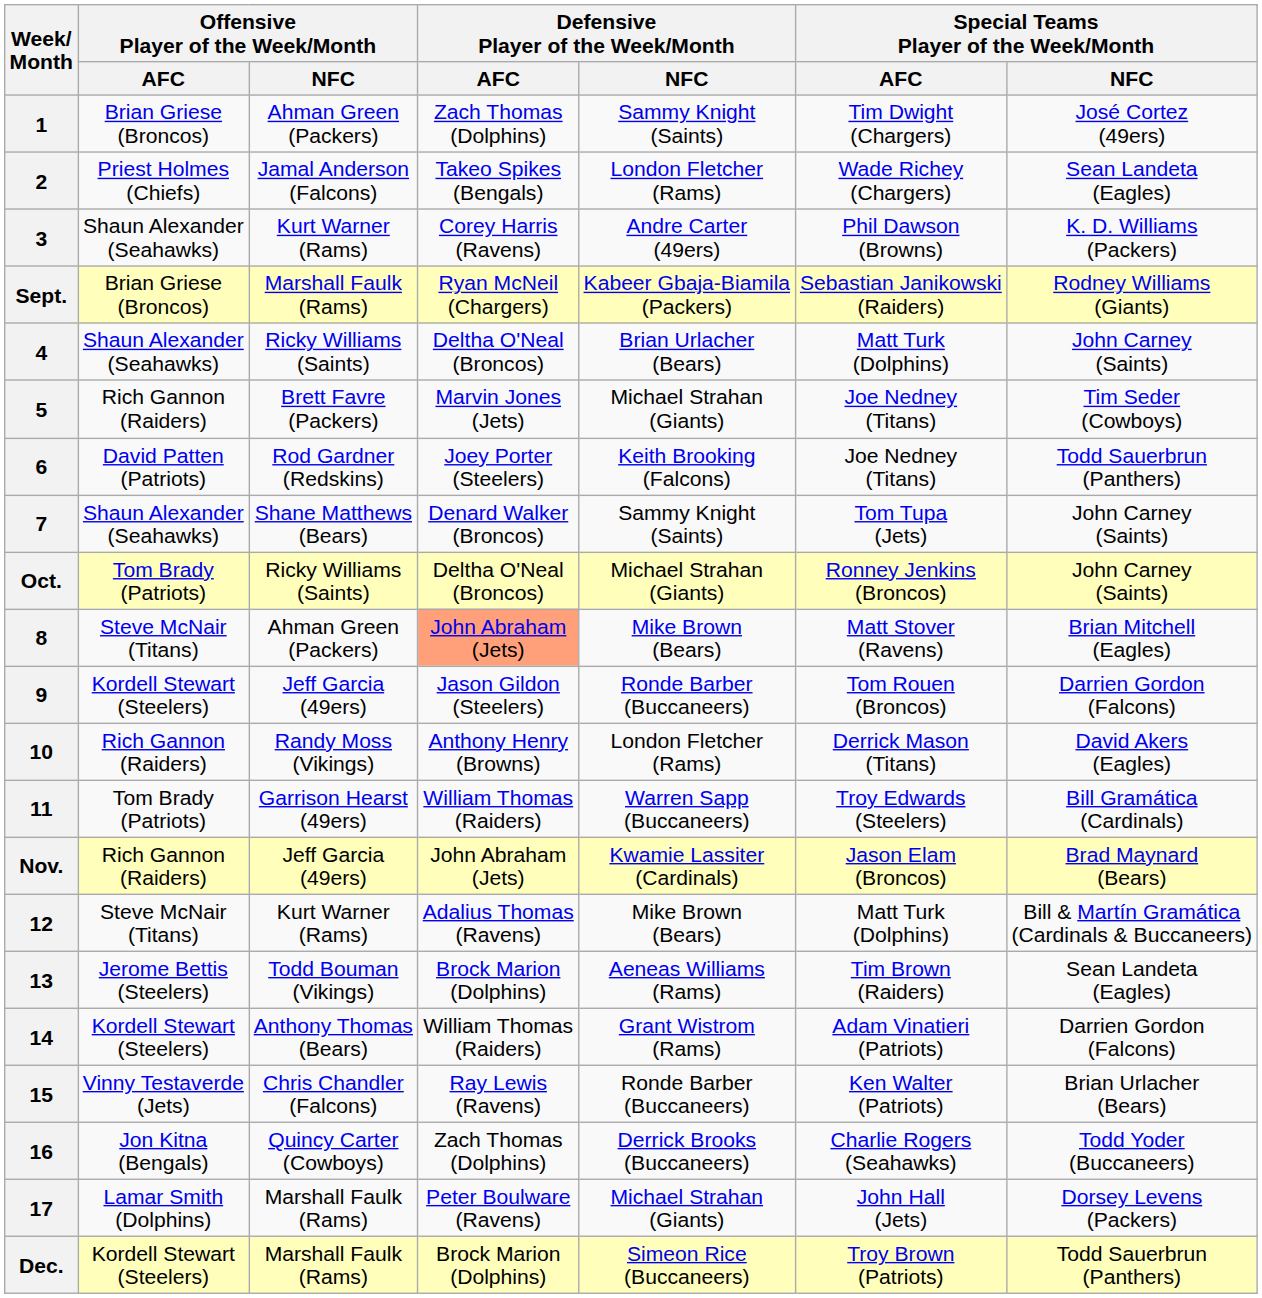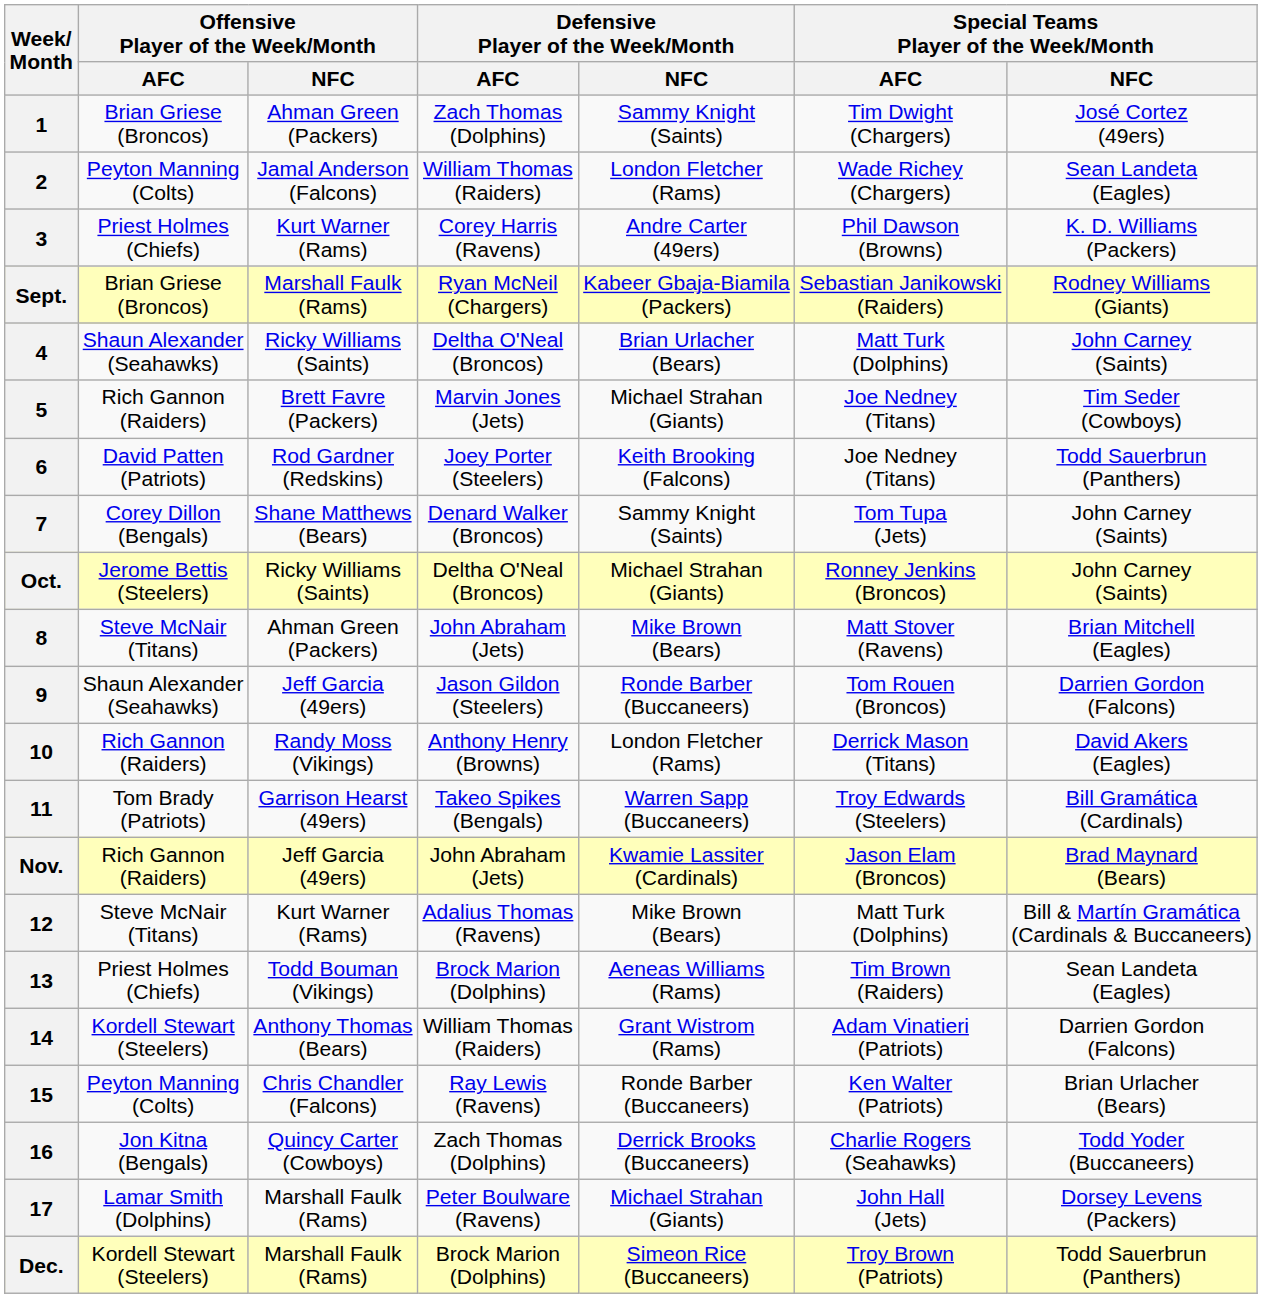(163, 181) Priest Holmes (Chiefs) -> (163, 181) Peyton Manning (Colts)
(498, 181) Takeo Spikes (Bengals) -> (498, 181) William Thomas (Raiders)
(163, 238) Shaun Alexander (Seahawks) -> (163, 238) Priest Holmes (Chiefs)
(163, 523) Shaun Alexander (Seahawks) -> (163, 523) Corey Dillon (Bengals)
(163, 581) Tom Brady (Patriots) -> (163, 581) Jerome Bettis (Steelers)
(498, 638) lightsalmon background -> (498, 638) no background
(163, 695) Kordell Stewart (Steelers) -> (163, 695) Shaun Alexander (Seahawks)
(498, 809) William Thomas (Raiders) -> (498, 809) Takeo Spikes (Bengals)
(163, 980) Jerome Bettis (Steelers) -> (163, 980) Priest Holmes (Chiefs)
(163, 1094) Vinny Testaverde (Jets) -> (163, 1094) Peyton Manning (Colts)
